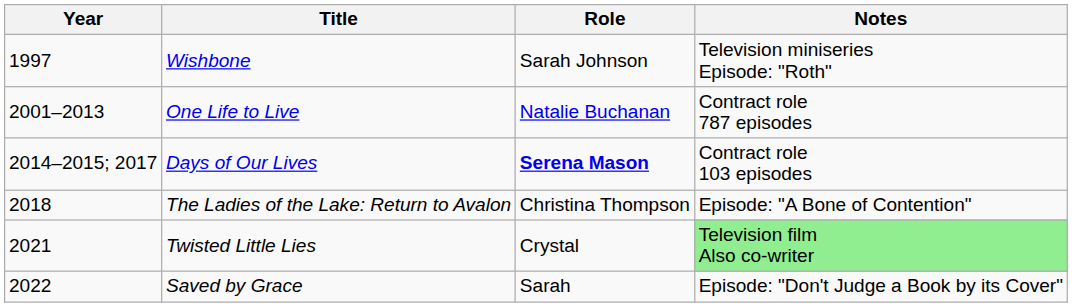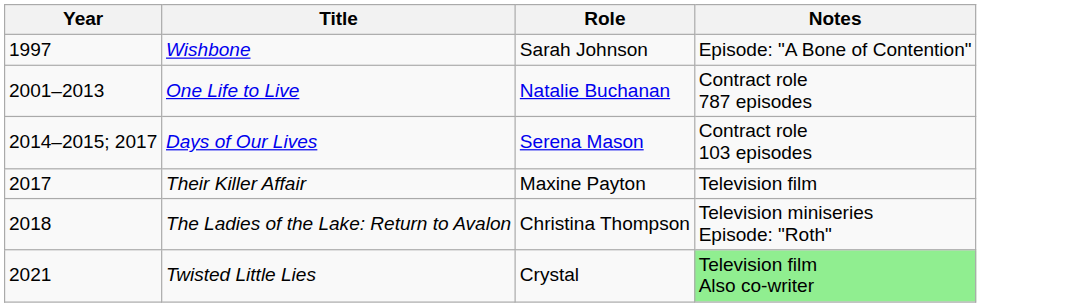(786, 60) Television miniseries Episode: "Roth" -> (835, 49) Episode: "A Bone of Contention"
(584, 163) bold -> (582, 142) normal
+ row: (236, 183)
(835, 204) Episode: "A Bone of Contention" -> (786, 224) Television miniseries Episode: "Roth"
- row: (234, 286)
